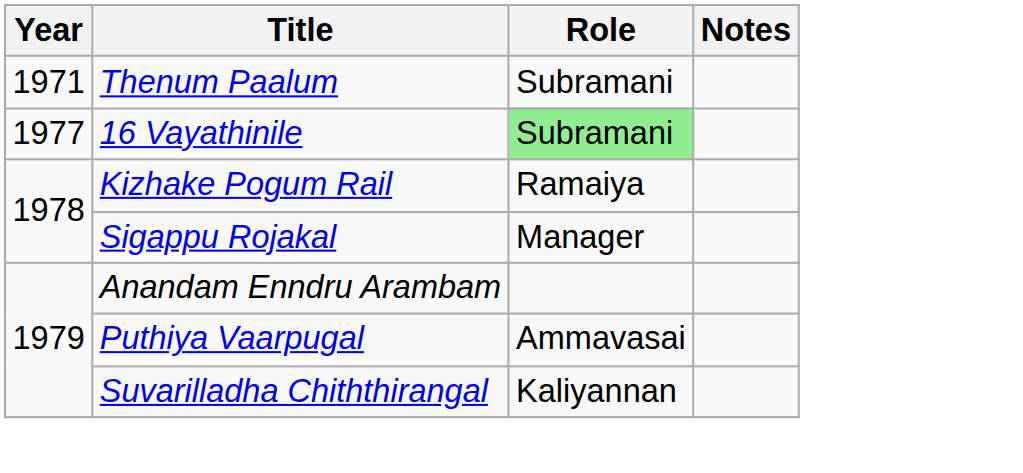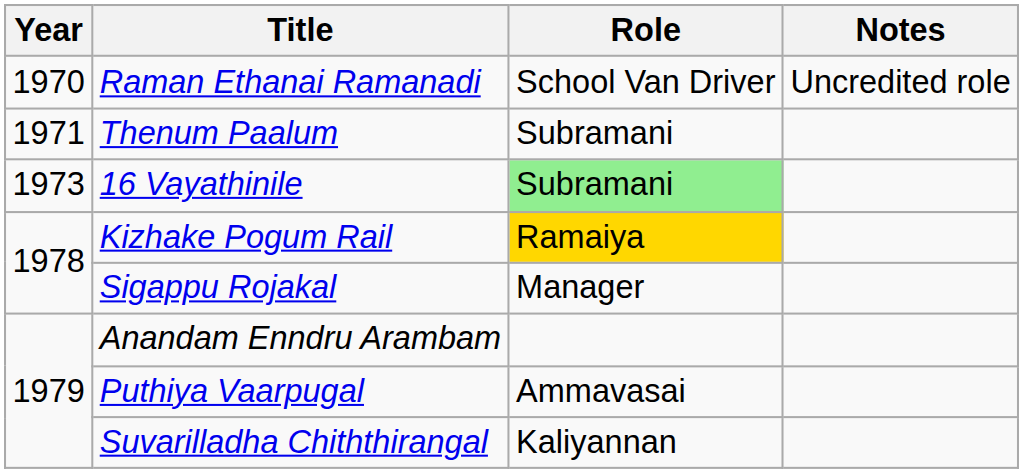+ row: (290, 81)
(49, 133) 1977 -> (49, 184) 1973
(580, 184) no background -> (580, 236) gold background
